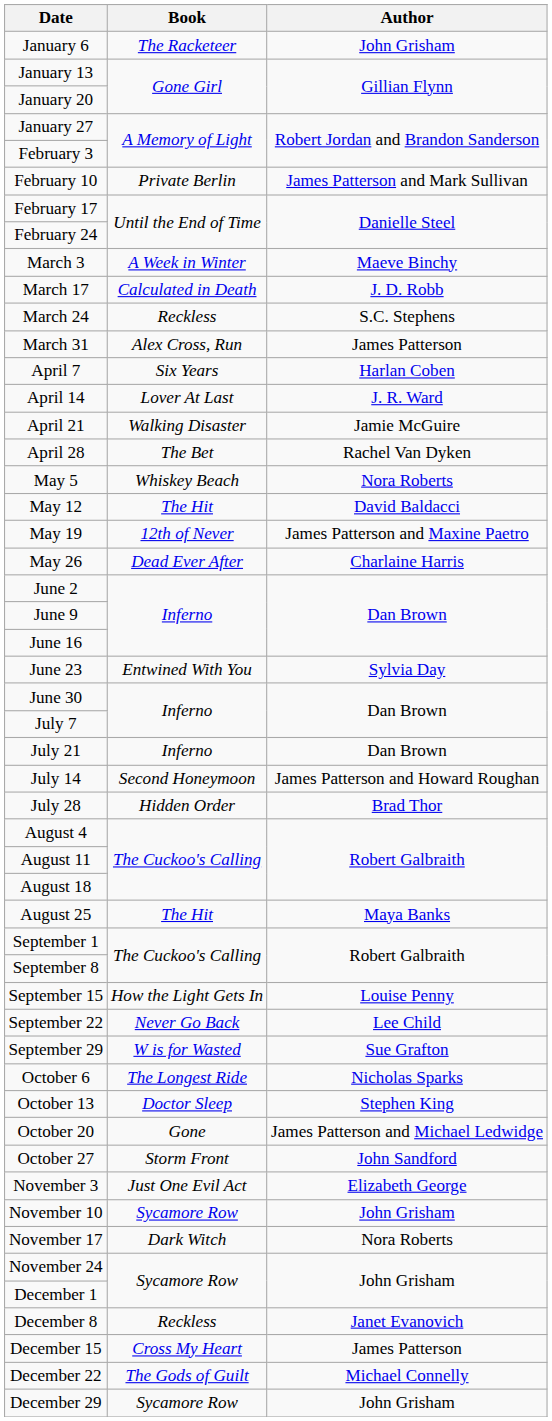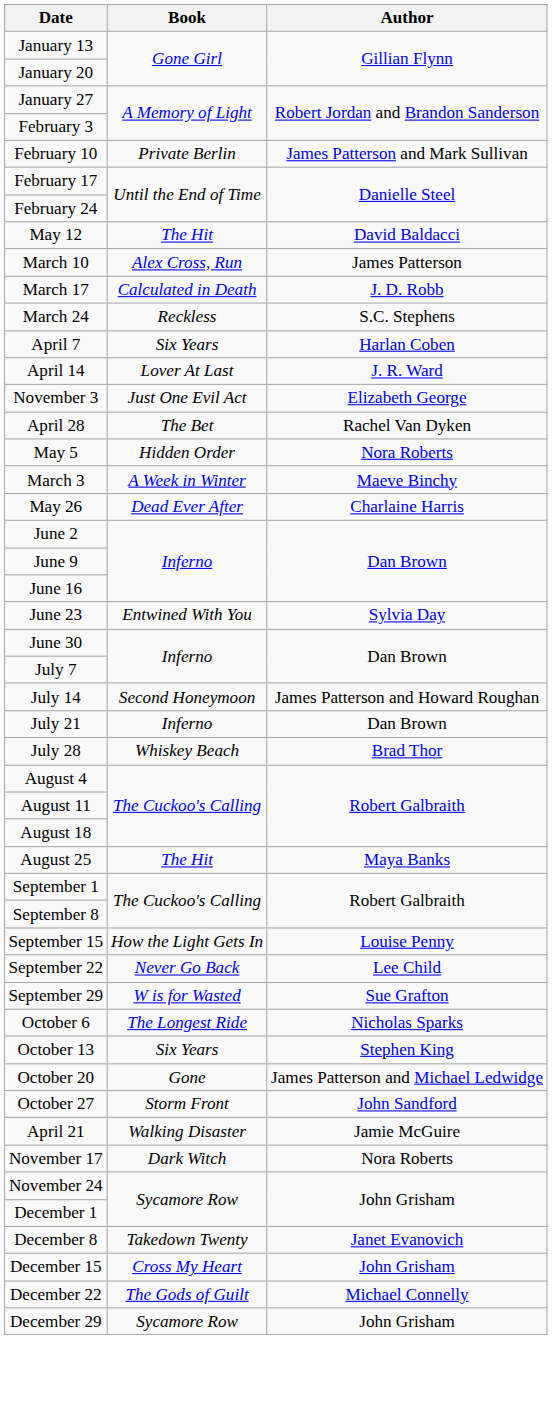- row: (56, 45)
rows swapped: (56, 262) <-> (56, 506)
+ row: (56, 262)
- row: (56, 343)
rows swapped: (56, 425) <-> (56, 1185)
(187, 479) Whiskey Beach -> (187, 452) Hidden Order
- row: (56, 533)
rows swapped: (56, 778) <-> (56, 751)
(187, 805) Hidden Order -> (187, 751) Whiskey Beach
(187, 1104) Doctor Sleep -> (187, 1049) Six Years
- row: (56, 1212)
(187, 1321) Reckless -> (187, 1239) Takedown Twenty
(407, 1348) James Patterson -> (407, 1267) John Grisham
